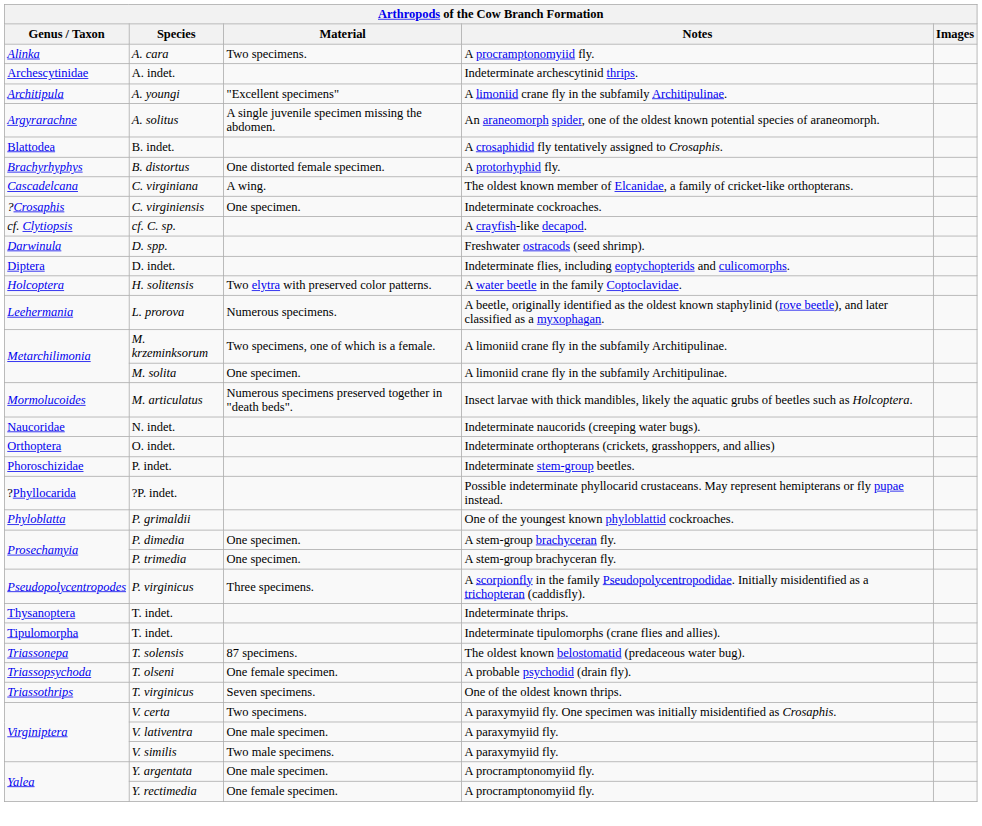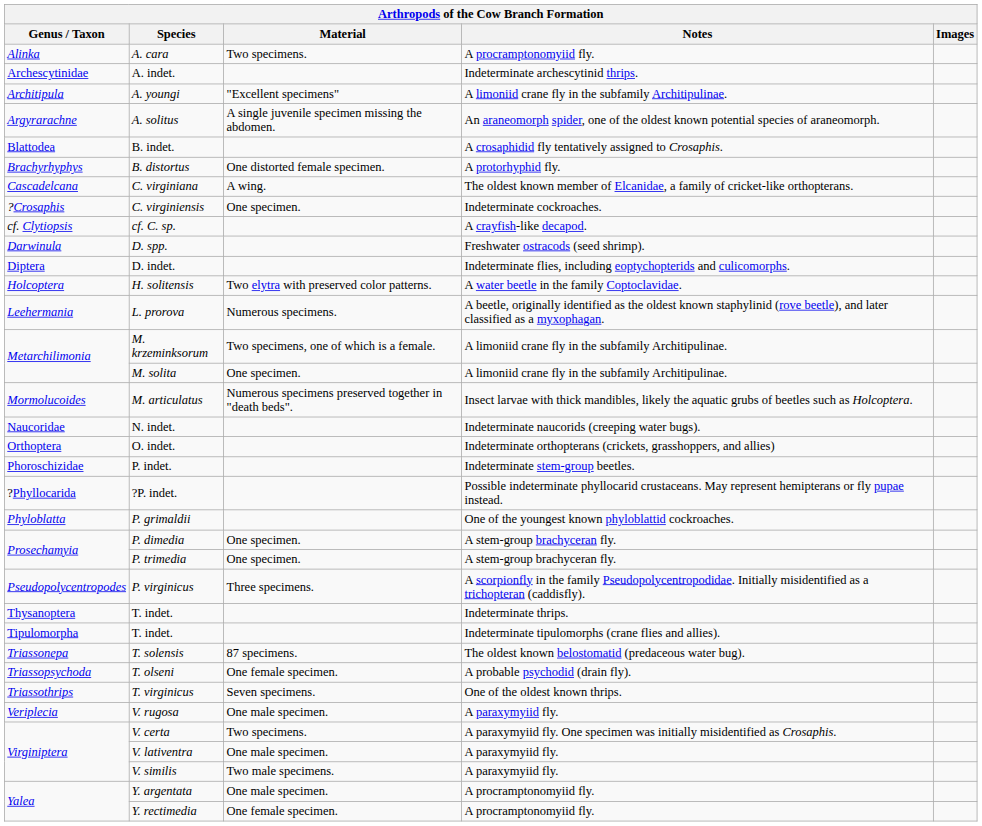+ row: (33, 712)
